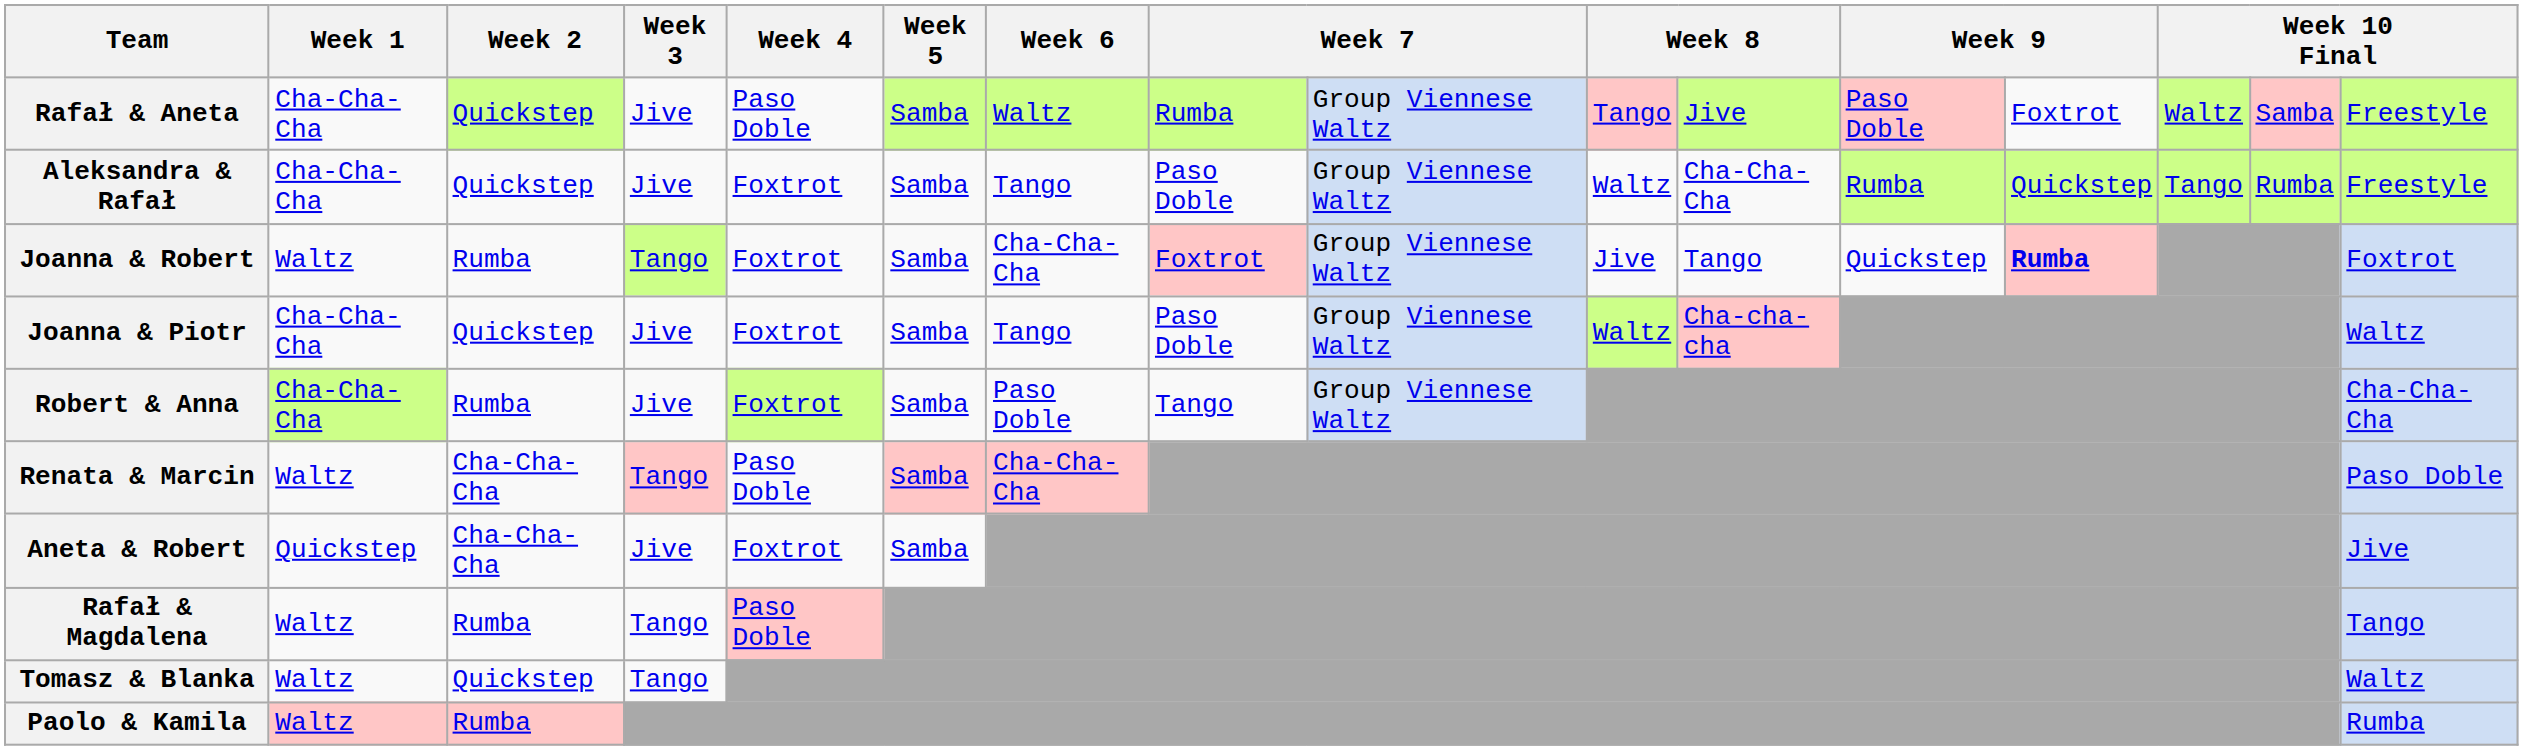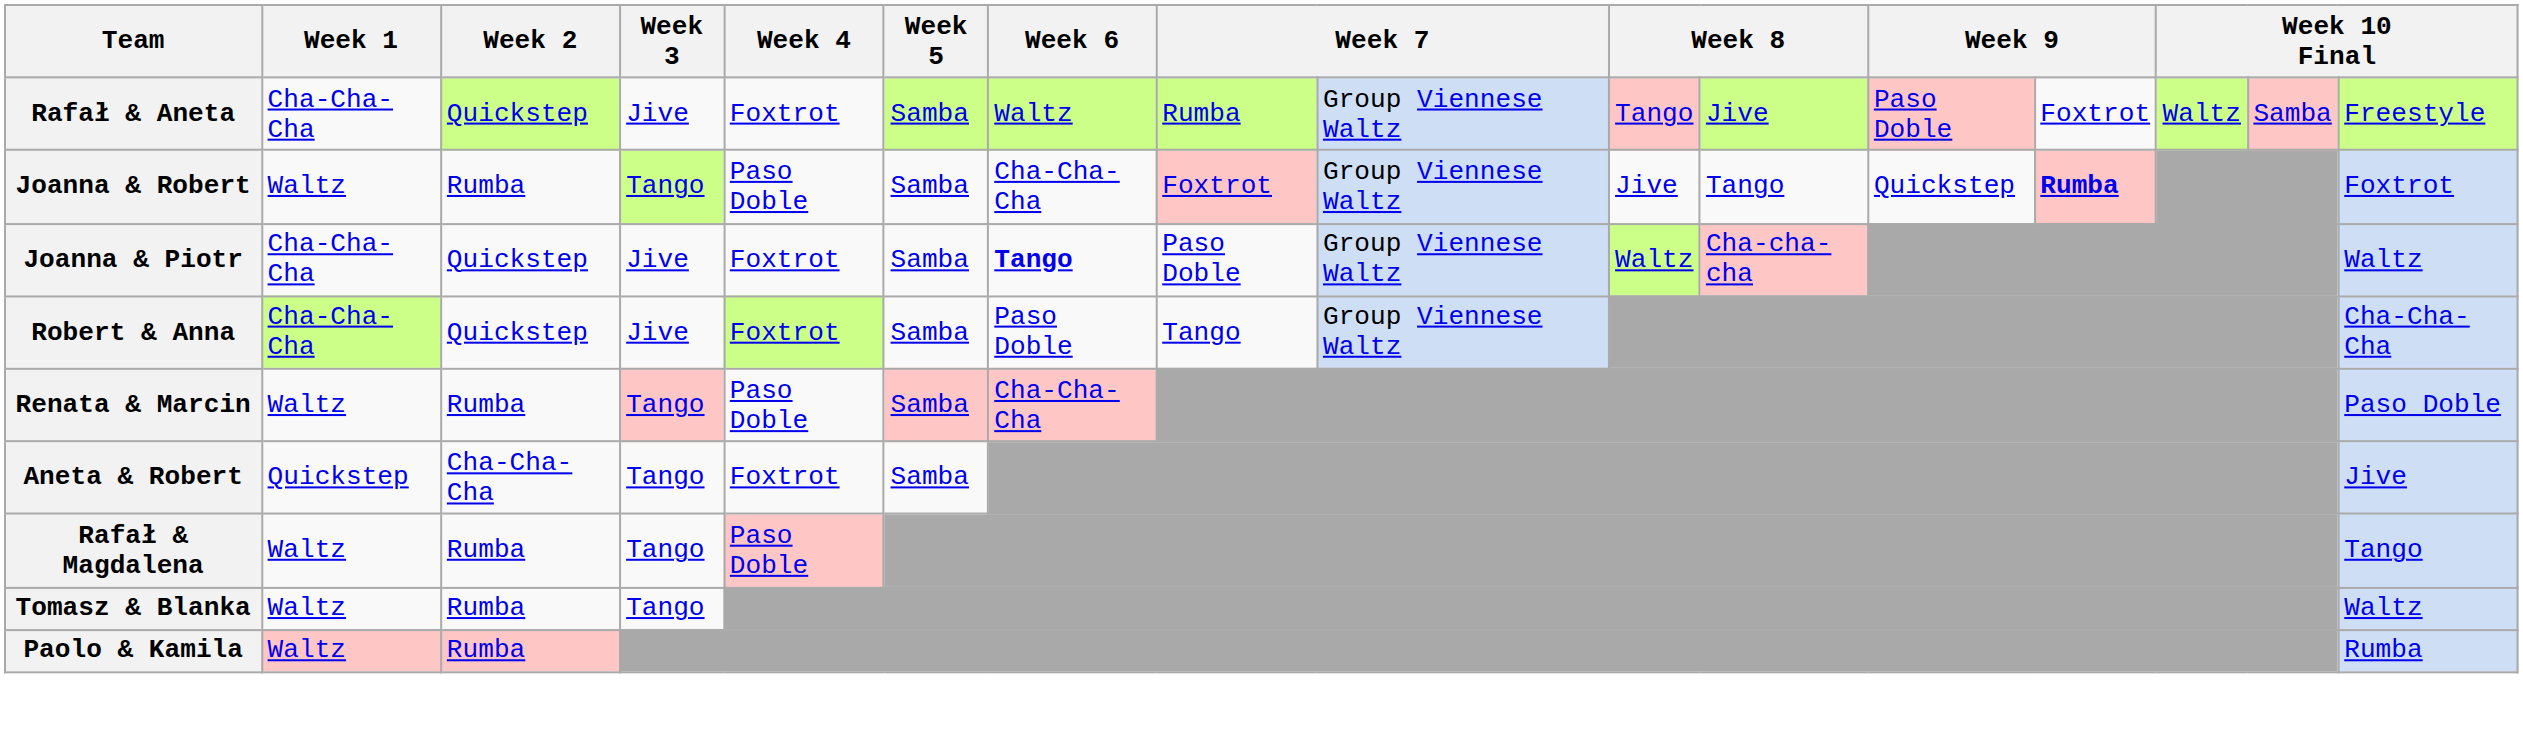(772, 114) Paso Doble -> (785, 114) Foxtrot
- row: (137, 187)
(787, 260) Foxtrot -> (769, 187) Paso Doble
(1032, 332) normal -> (1033, 260) bold
(492, 405) Rumba -> (517, 332) Quickstep
(515, 478) Cha-Cha-Cha -> (486, 405) Rumba
(661, 551) Jive -> (665, 478) Tango
(523, 681) Quickstep -> (486, 608) Rumba
